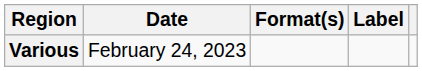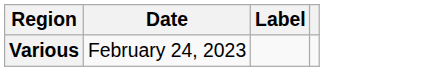- column: (300, 19)
